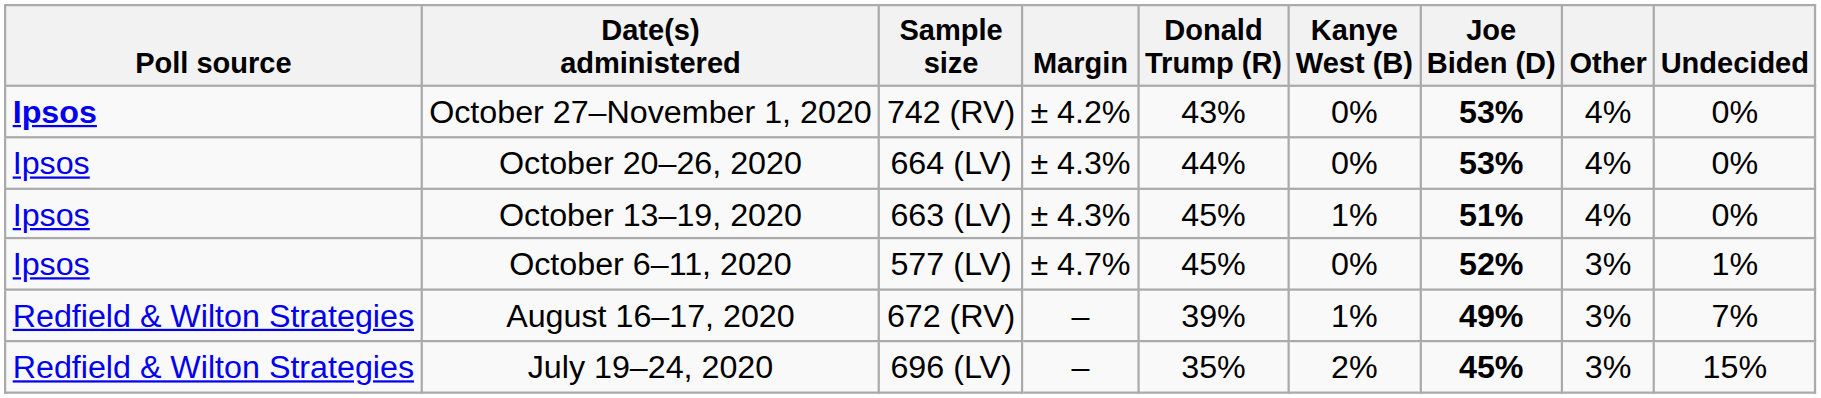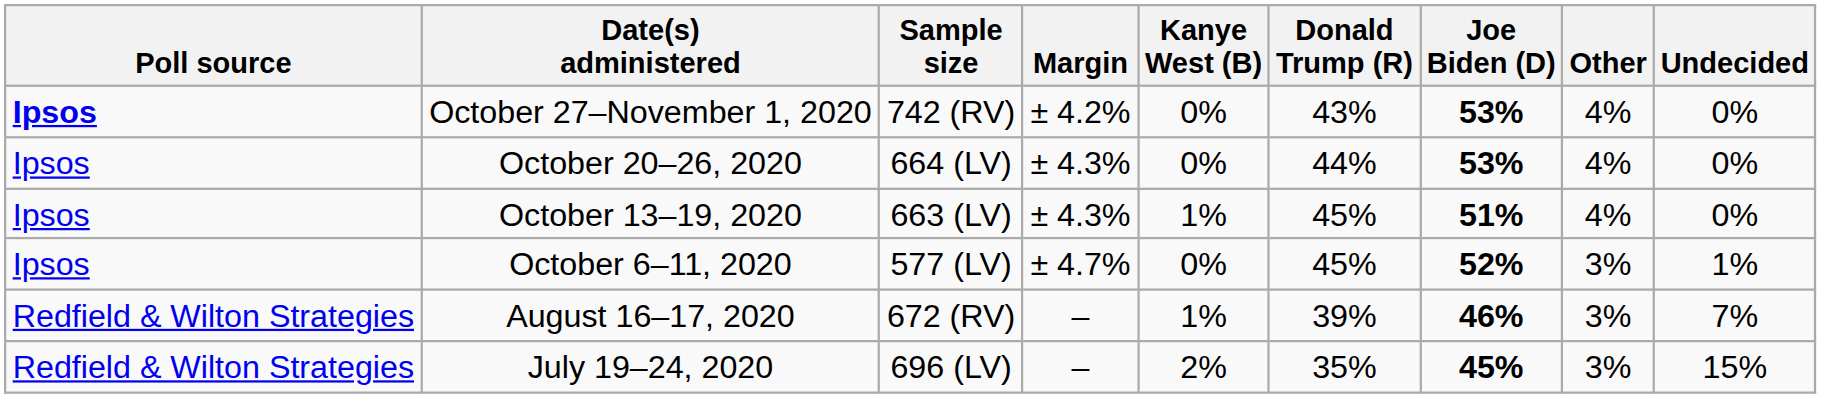columns swapped: (1354, 46) <-> (1214, 46)
(1491, 316) 49% -> (1491, 316) 46%
